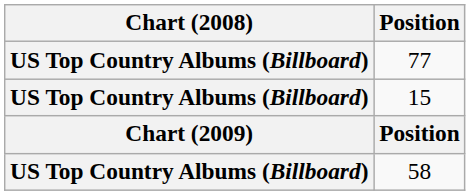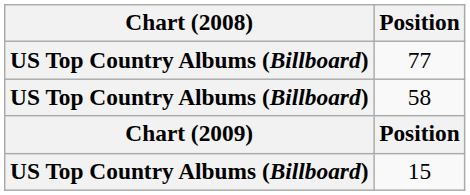rows swapped: (419, 97) <-> (419, 171)
